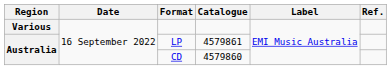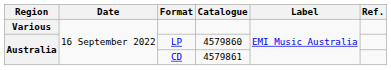(223, 42) 4579861 -> (223, 42) 4579860
(223, 57) 4579860 -> (223, 57) 4579861
